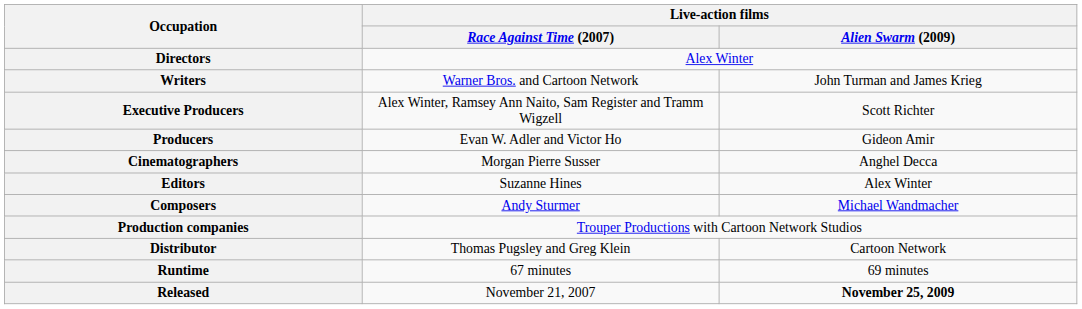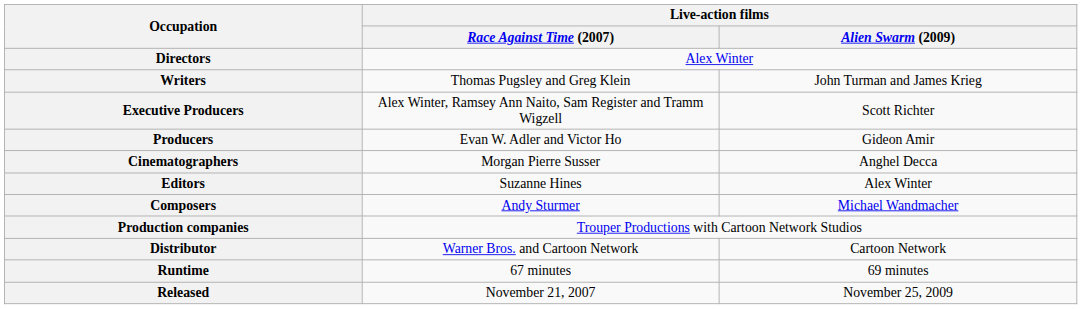(541, 80) Warner Bros. and Cartoon Network -> (541, 80) Thomas Pugsley and Greg Klein
(541, 249) Thomas Pugsley and Greg Klein -> (541, 249) Warner Bros. and Cartoon Network
(898, 292) bold -> (898, 292) normal
